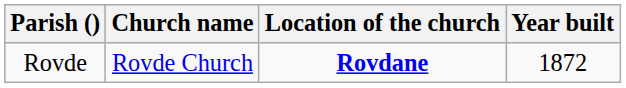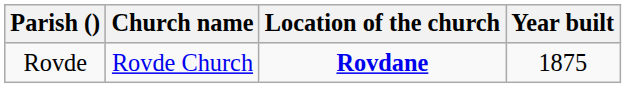(563, 62) 1872 -> (563, 62) 1875
